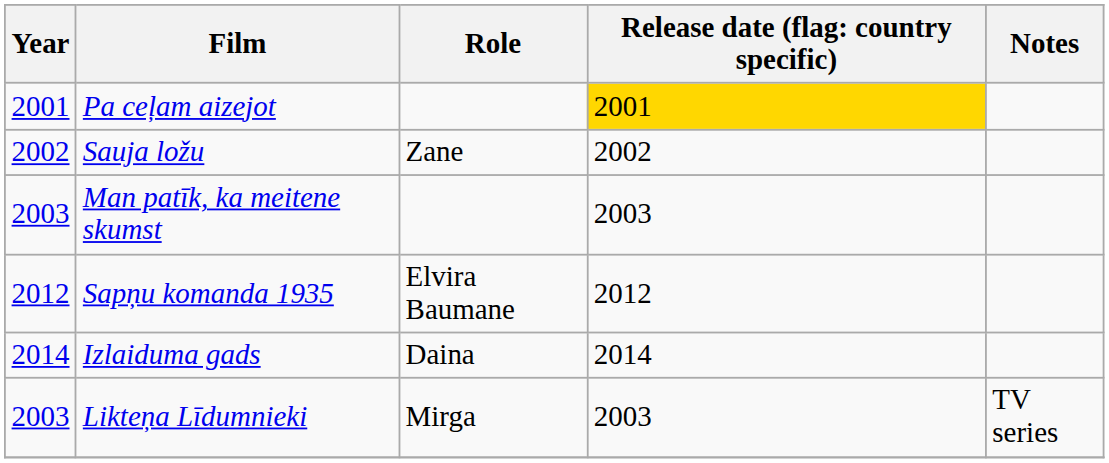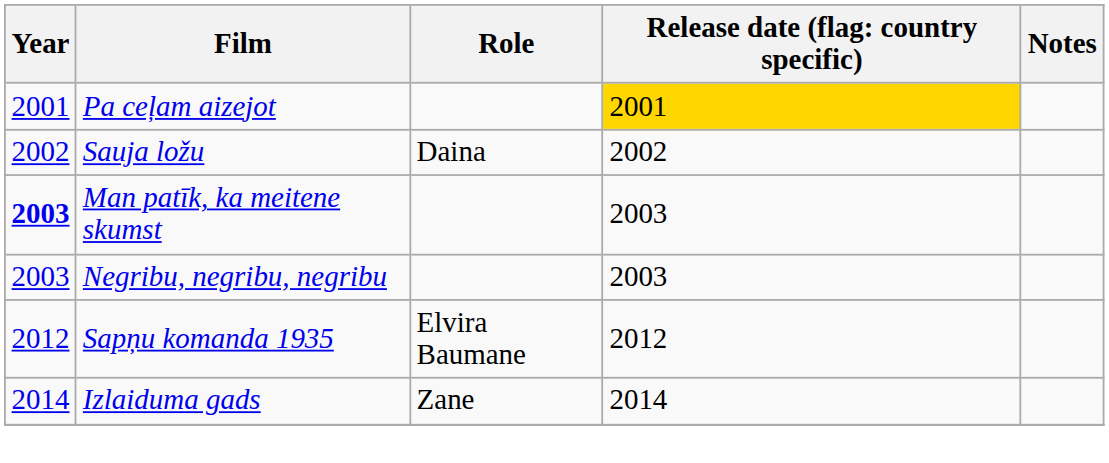(435, 151) Zane -> (451, 151) Daina
(41, 214) normal -> (41, 214) bold
+ row: (235, 276)
(440, 354) Daina -> (446, 400) Zane
- row: (195, 417)
